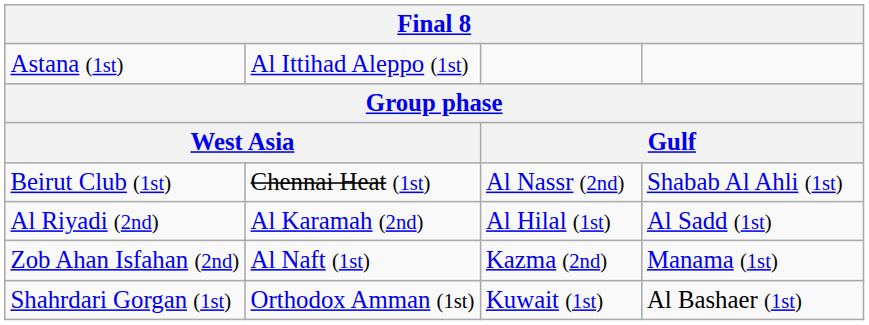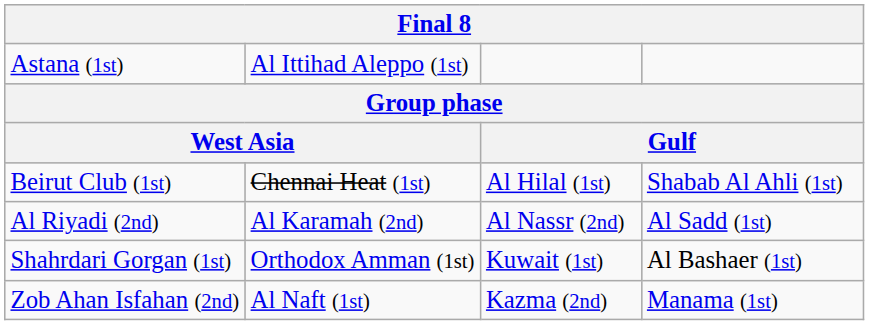(555, 181) Al Nassr (2nd) -> (548, 181) Al Hilal (1st)
(548, 220) Al Hilal (1st) -> (555, 220) Al Nassr (2nd)
rows swapped: (121, 299) <-> (125, 260)
